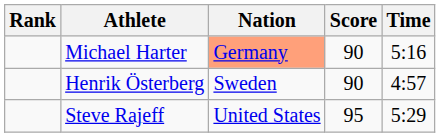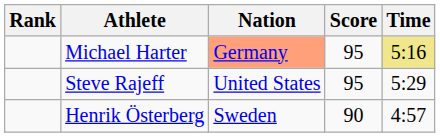(354, 52) 90 -> (354, 52) 95
(409, 52) no background -> (409, 52) khaki background
rows swapped: (115, 115) <-> (135, 83)
